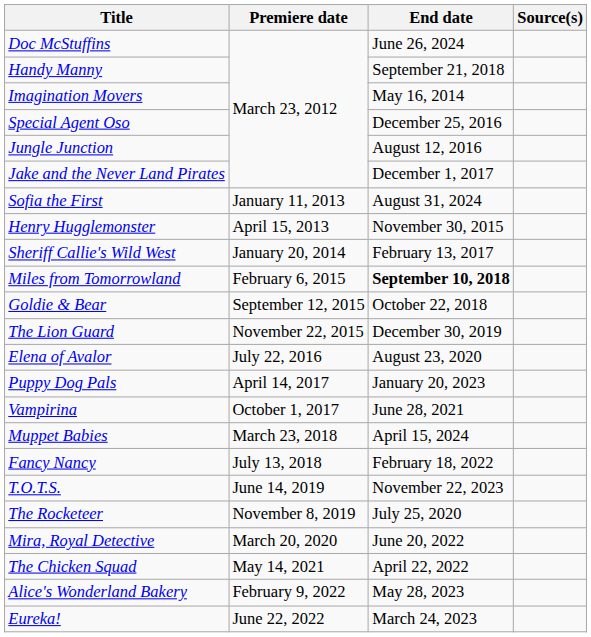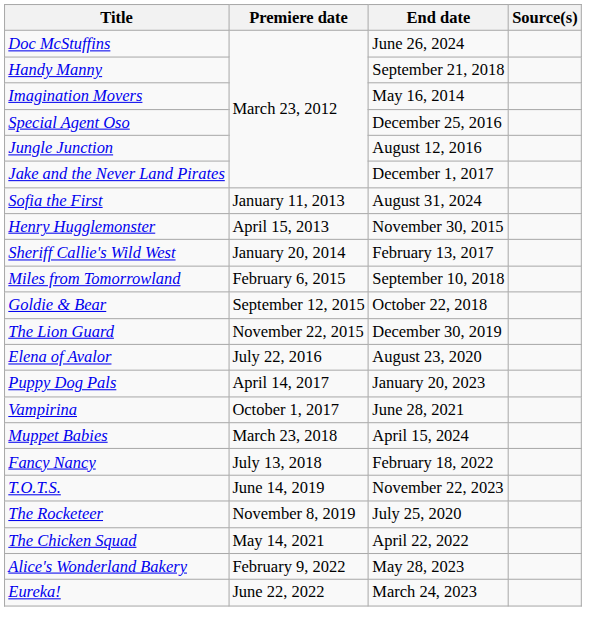(441, 278) bold -> (438, 278) normal
- row: (81, 540)
